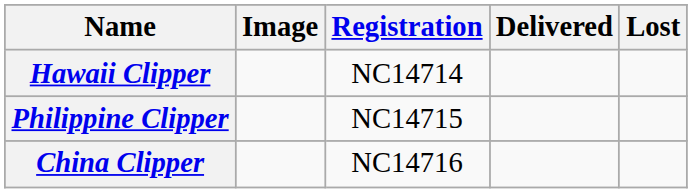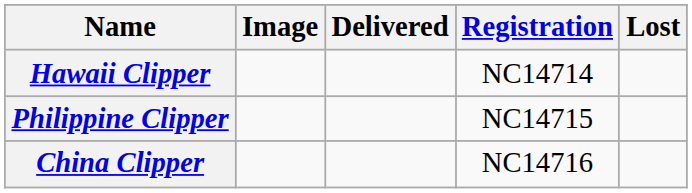columns swapped: (407, 27) <-> (554, 27)
